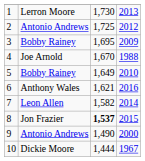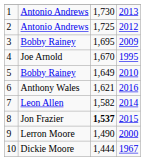(48, 12) Lerron Moore -> (55, 12) Antonio Andrews
(129, 57) 1988 -> (129, 57) 1995
(55, 133) Antonio Andrews -> (48, 133) Lerron Moore
